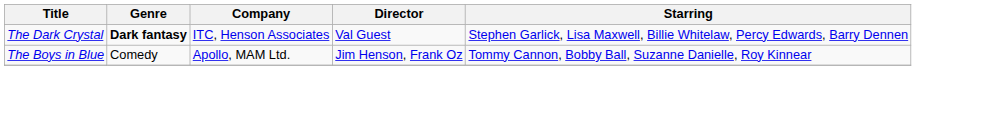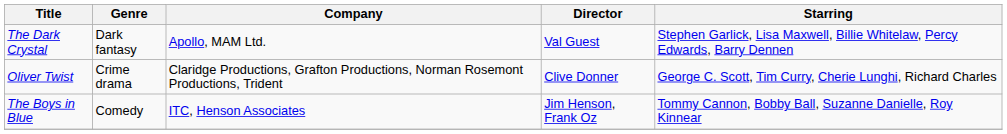(148, 34) bold -> (116, 42) normal
(261, 34) ITC, Henson Associates -> (217, 42) Apollo, MAM Ltd.
+ row: (40, 76)
(241, 55) Apollo, MAM Ltd. -> (237, 111) ITC, Henson Associates
